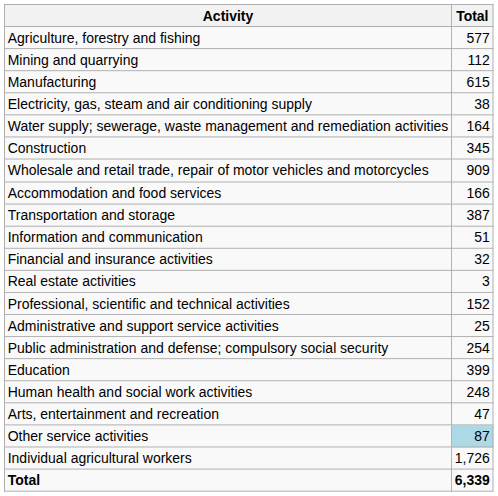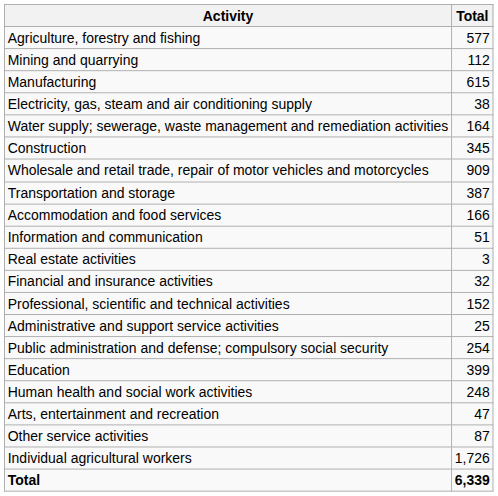rows swapped: (91, 215) <-> (115, 193)
rows swapped: (110, 259) <-> (72, 281)
(482, 436) lightblue background -> (482, 436) no background
